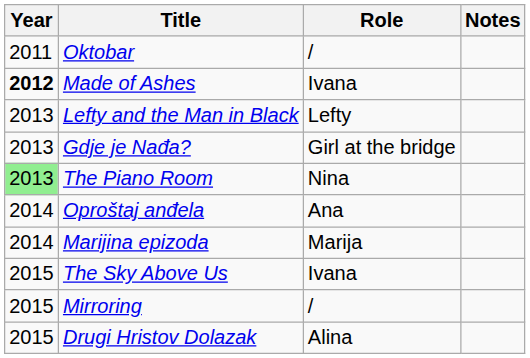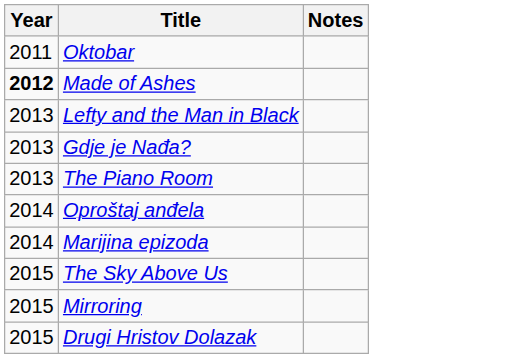- column: (382, 20)
(31, 178) lightgreen background -> (31, 178) no background
